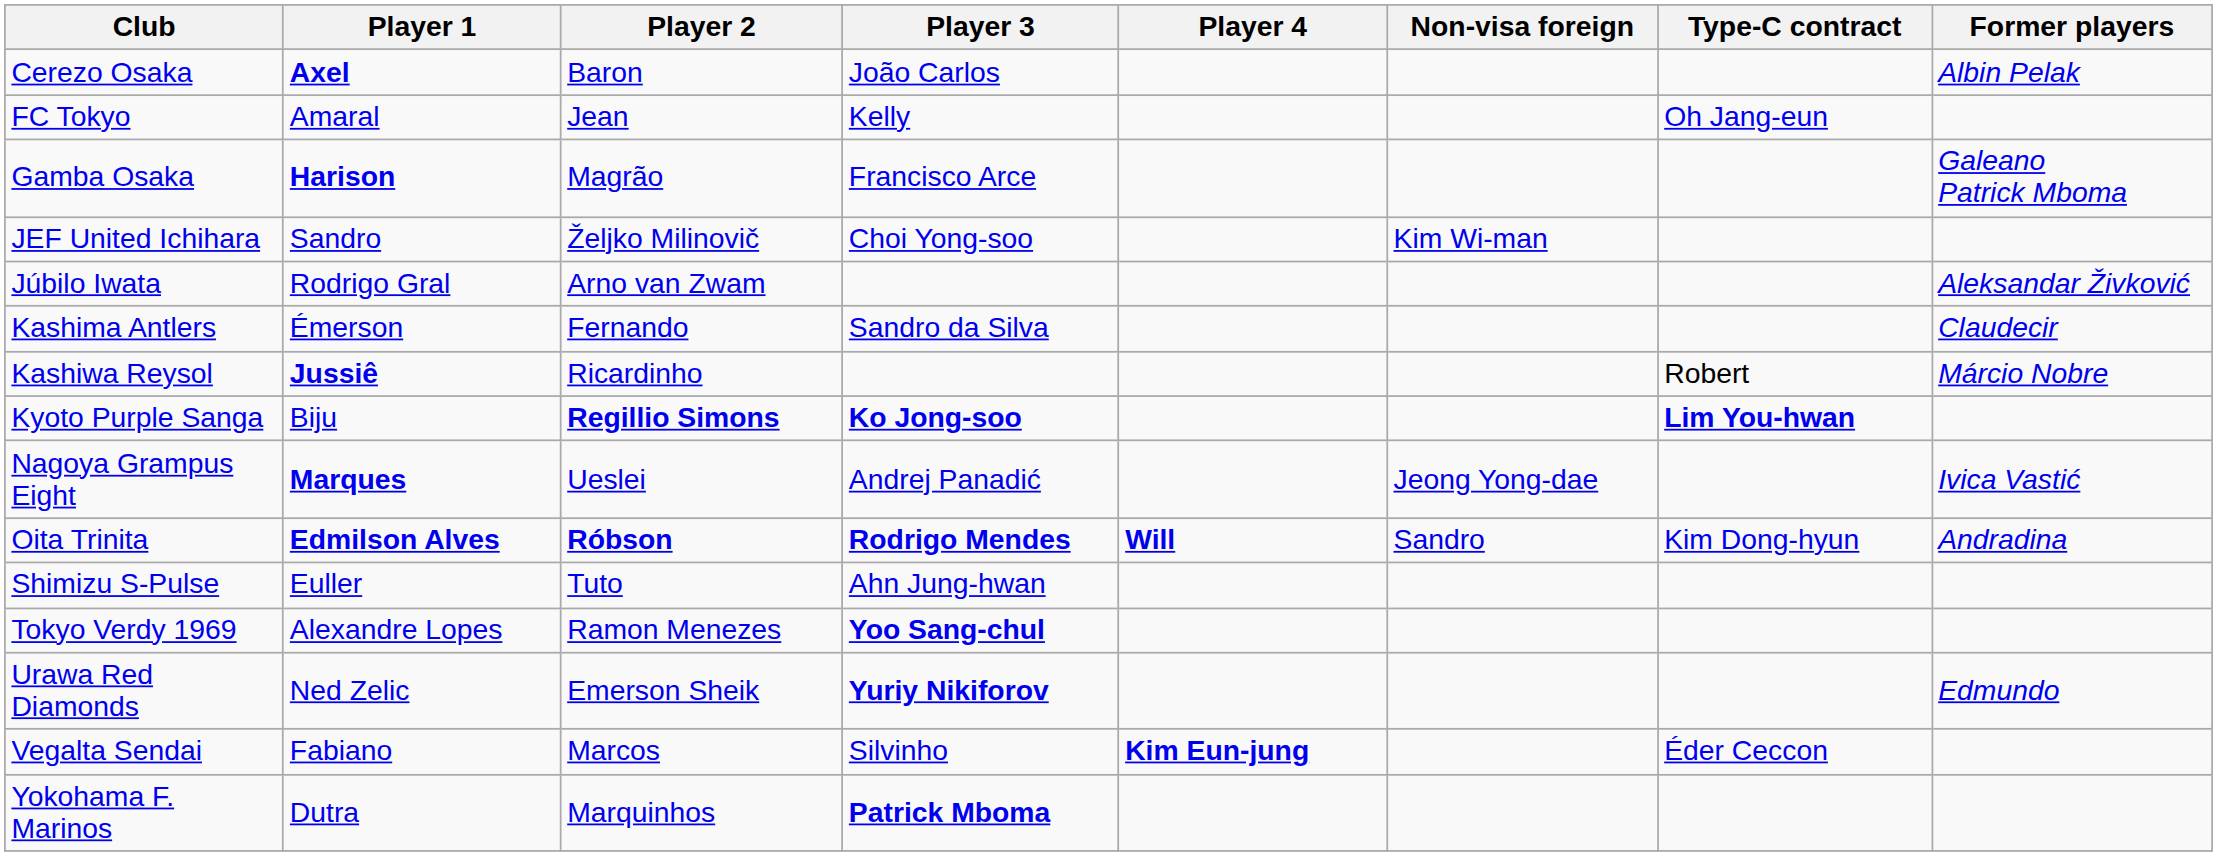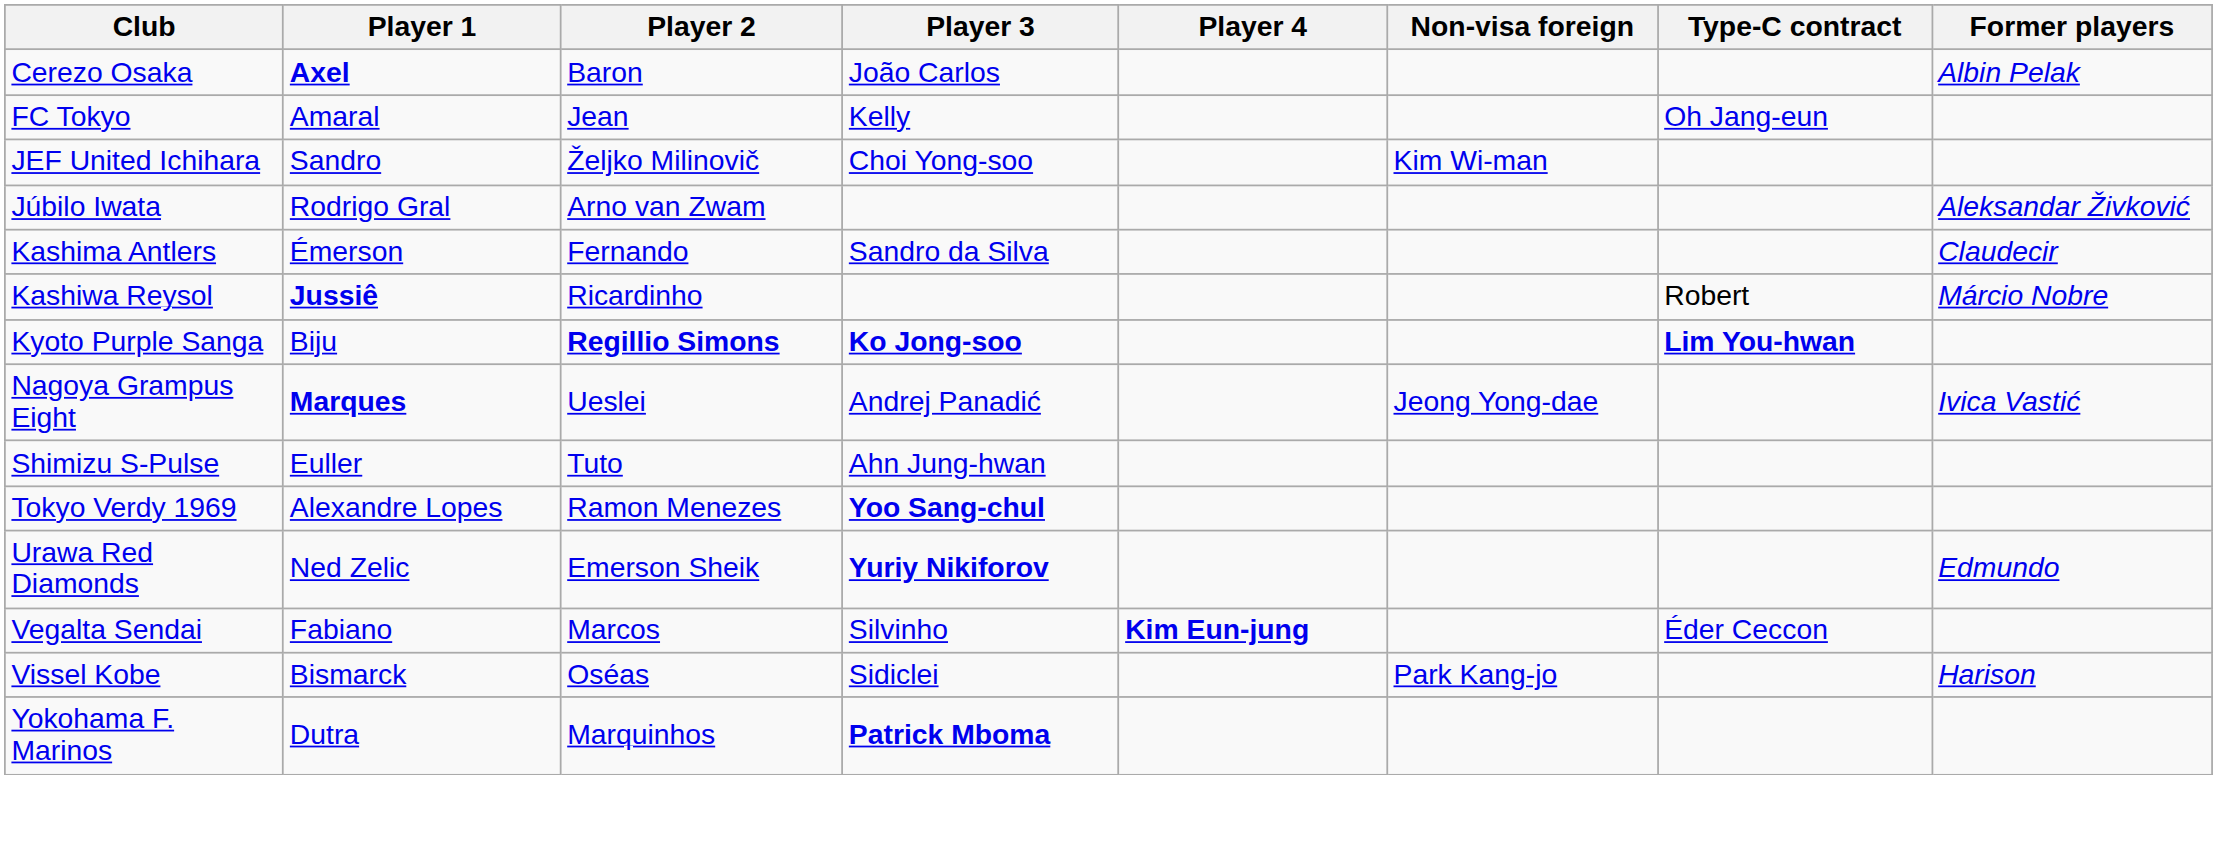- row: (103, 177)
- row: (80, 539)
+ row: (86, 674)
